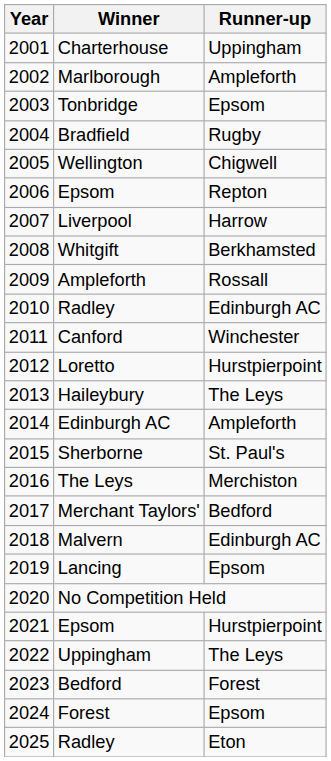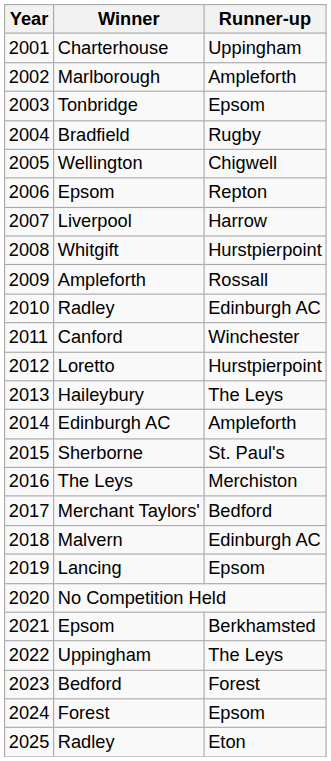(262, 250) Berkhamsted -> (265, 250) Hurstpierpoint
(265, 626) Hurstpierpoint -> (262, 626) Berkhamsted
